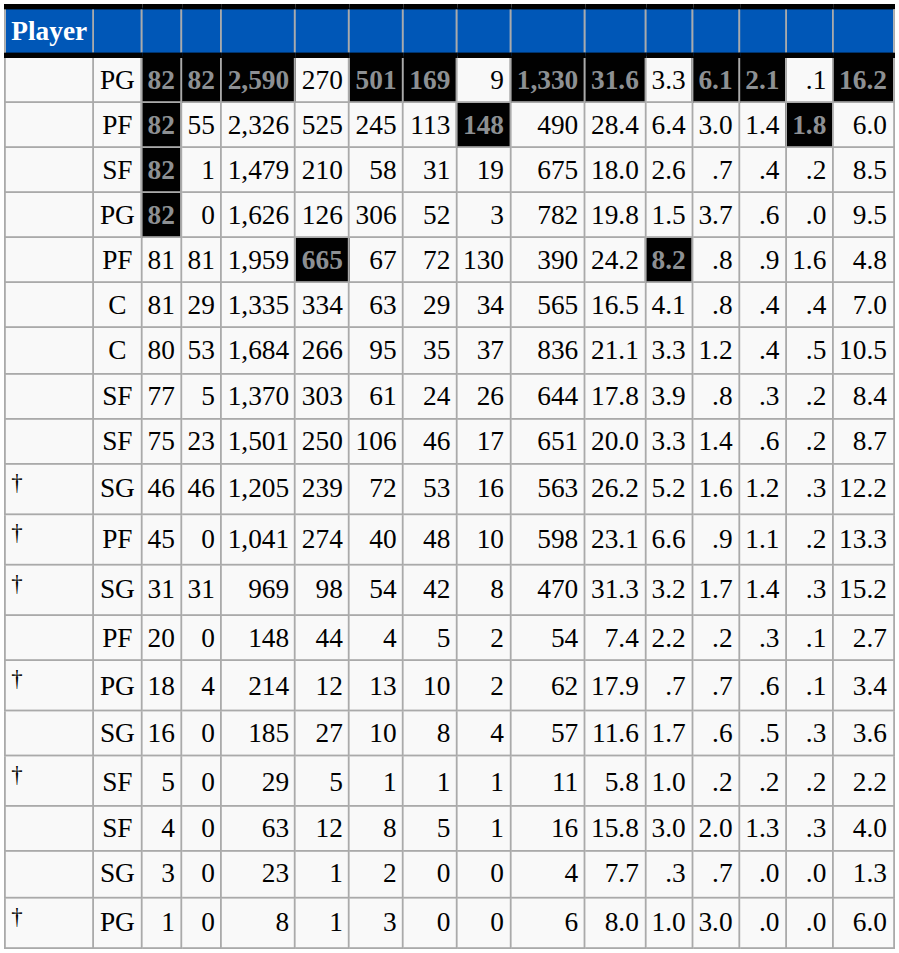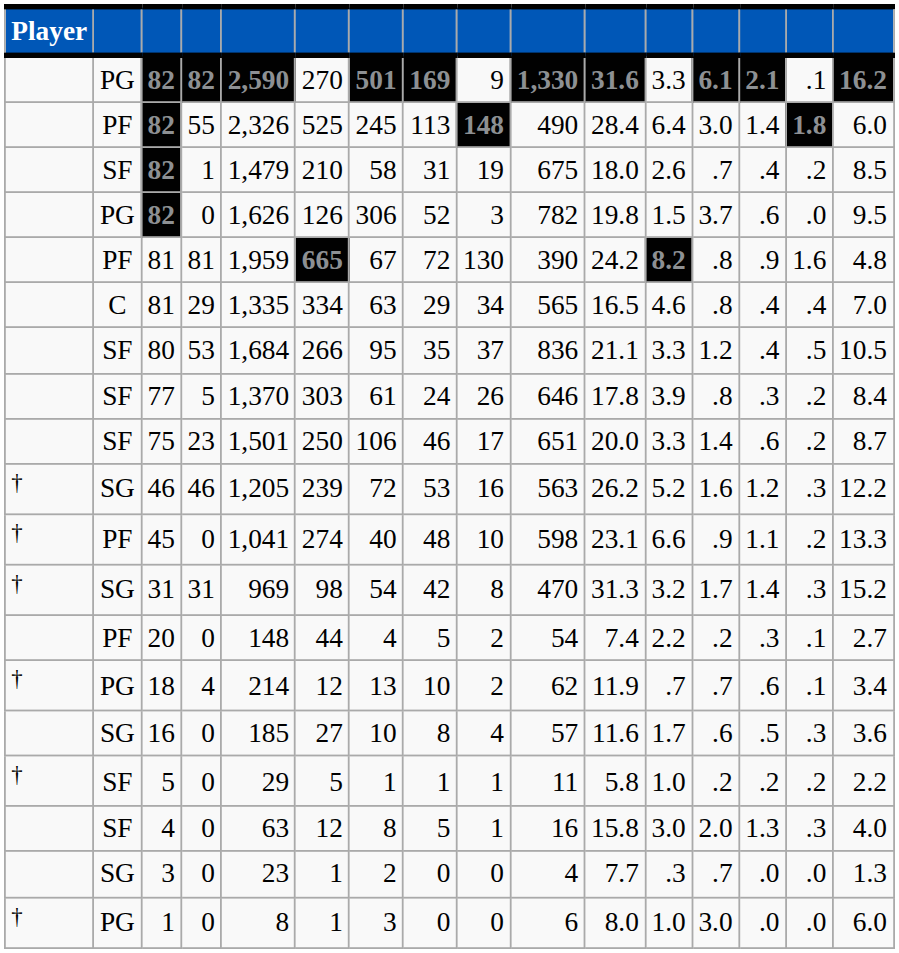(669, 305) 4.1 -> (669, 305) 4.6
(117, 350) C -> (117, 350) SF
(558, 395) 644 -> (558, 395) 646
(615, 685) 17.9 -> (615, 685) 11.9
